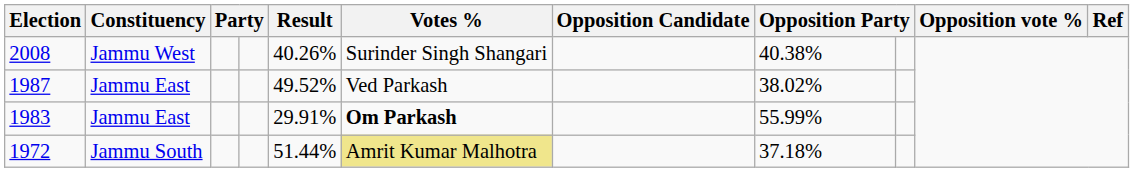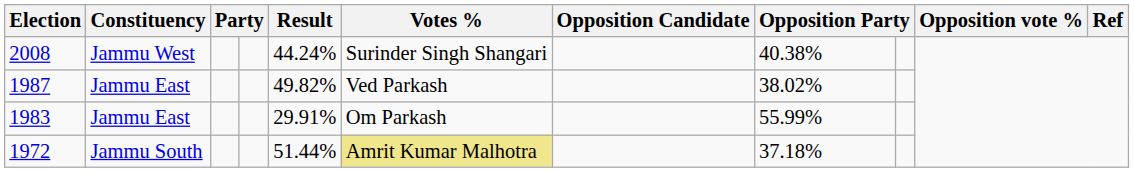(305, 53) 40.26% -> (305, 53) 44.24%
(305, 85) 49.52% -> (305, 85) 49.82%
(401, 118) bold -> (396, 118) normal
